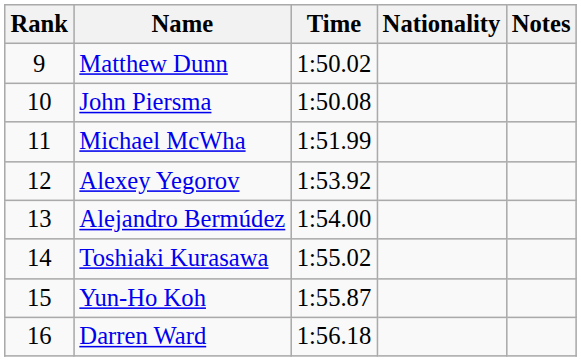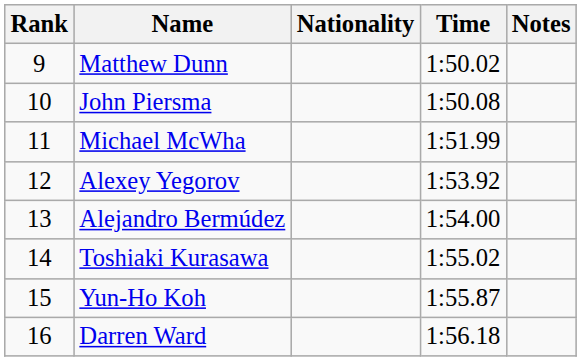columns swapped: (441, 24) <-> (334, 24)
